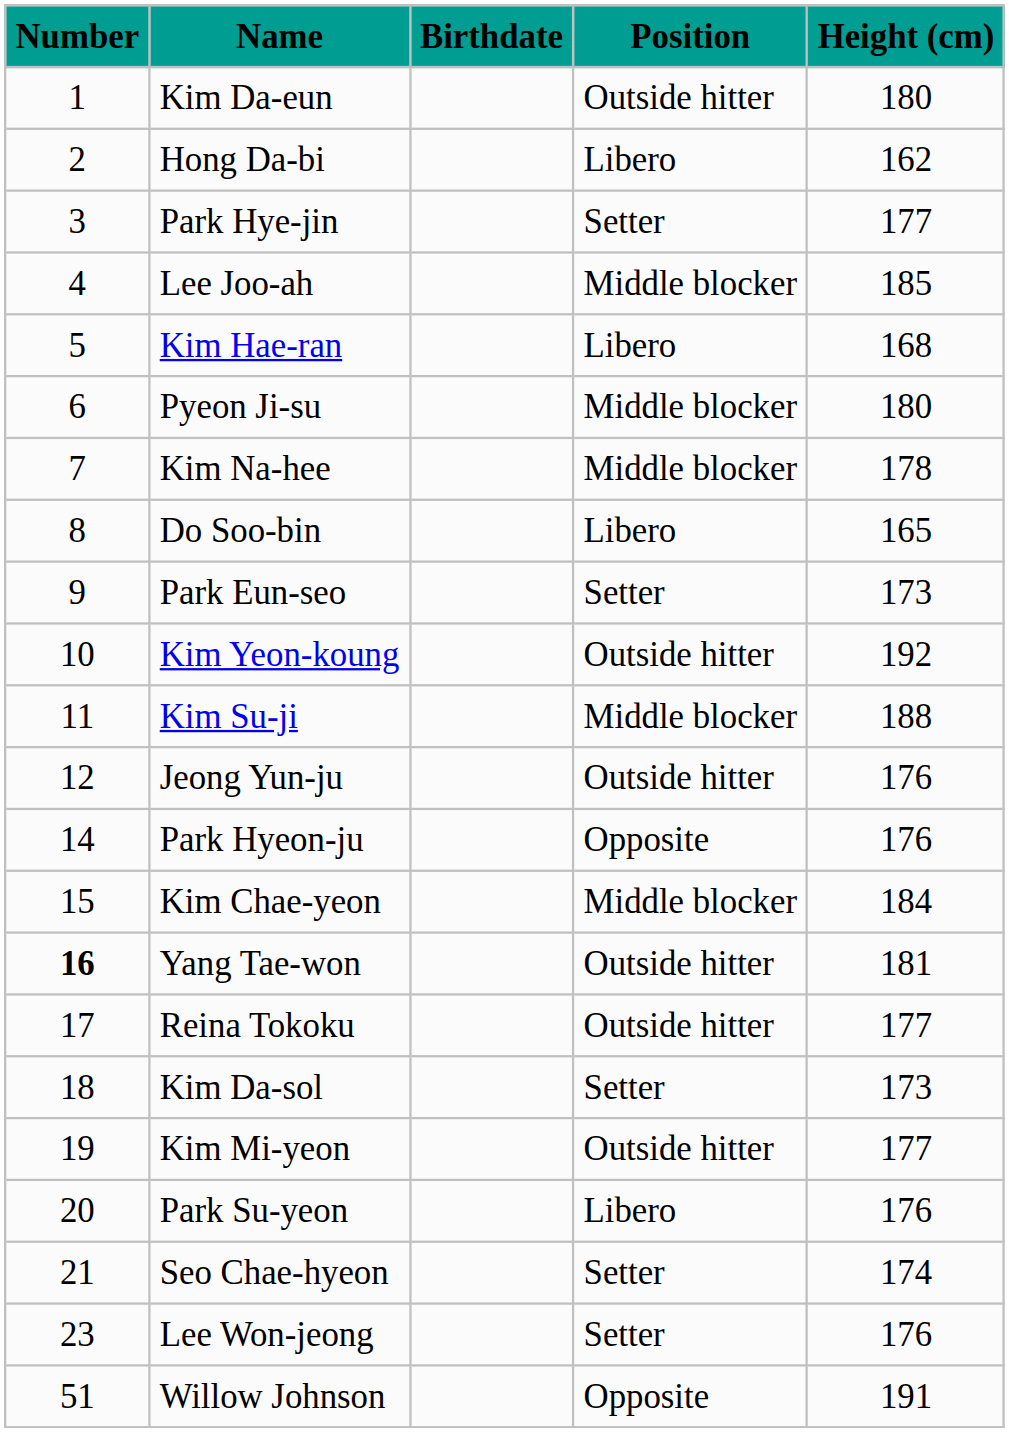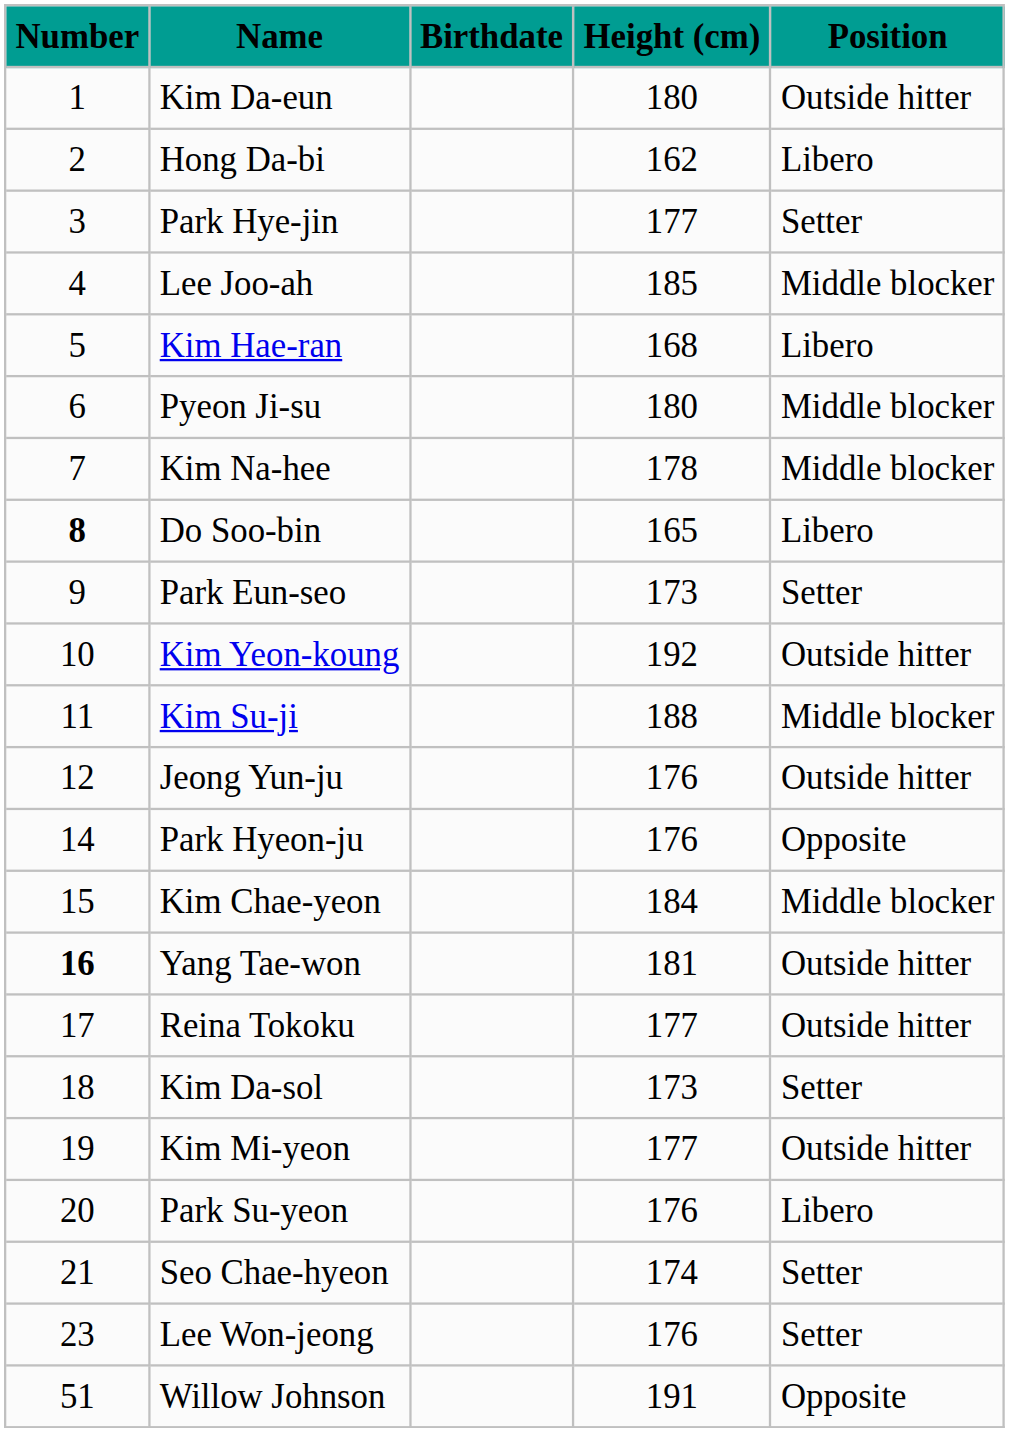columns swapped: (906, 35) <-> (690, 35)
(77, 530) normal -> (77, 530) bold
